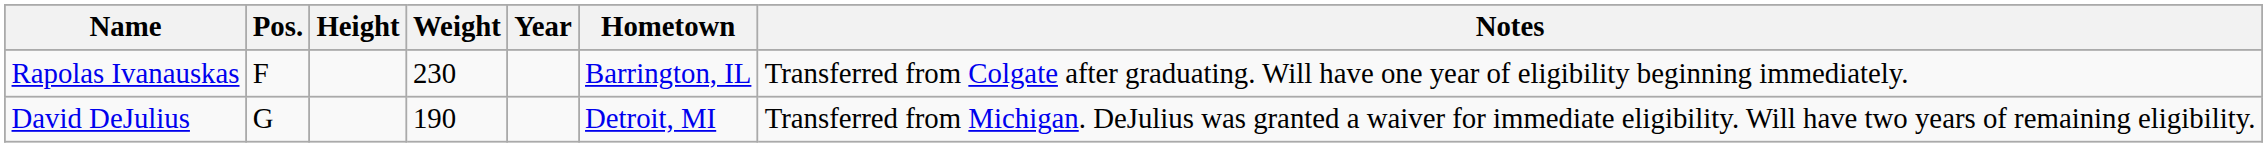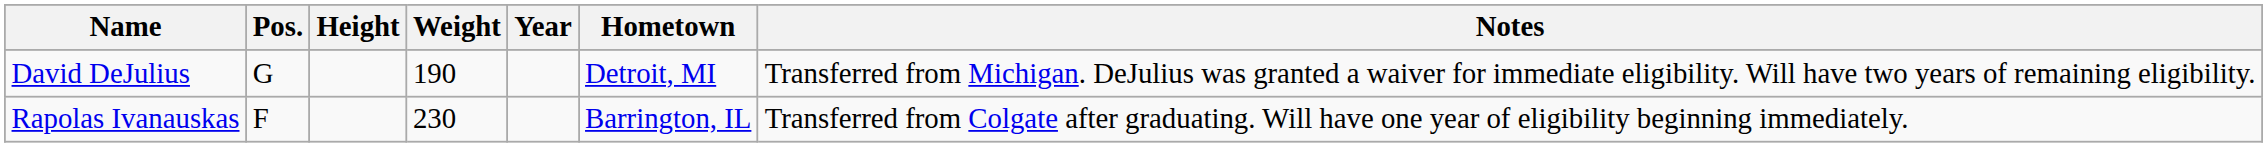rows swapped: (126, 73) <-> (101, 118)
